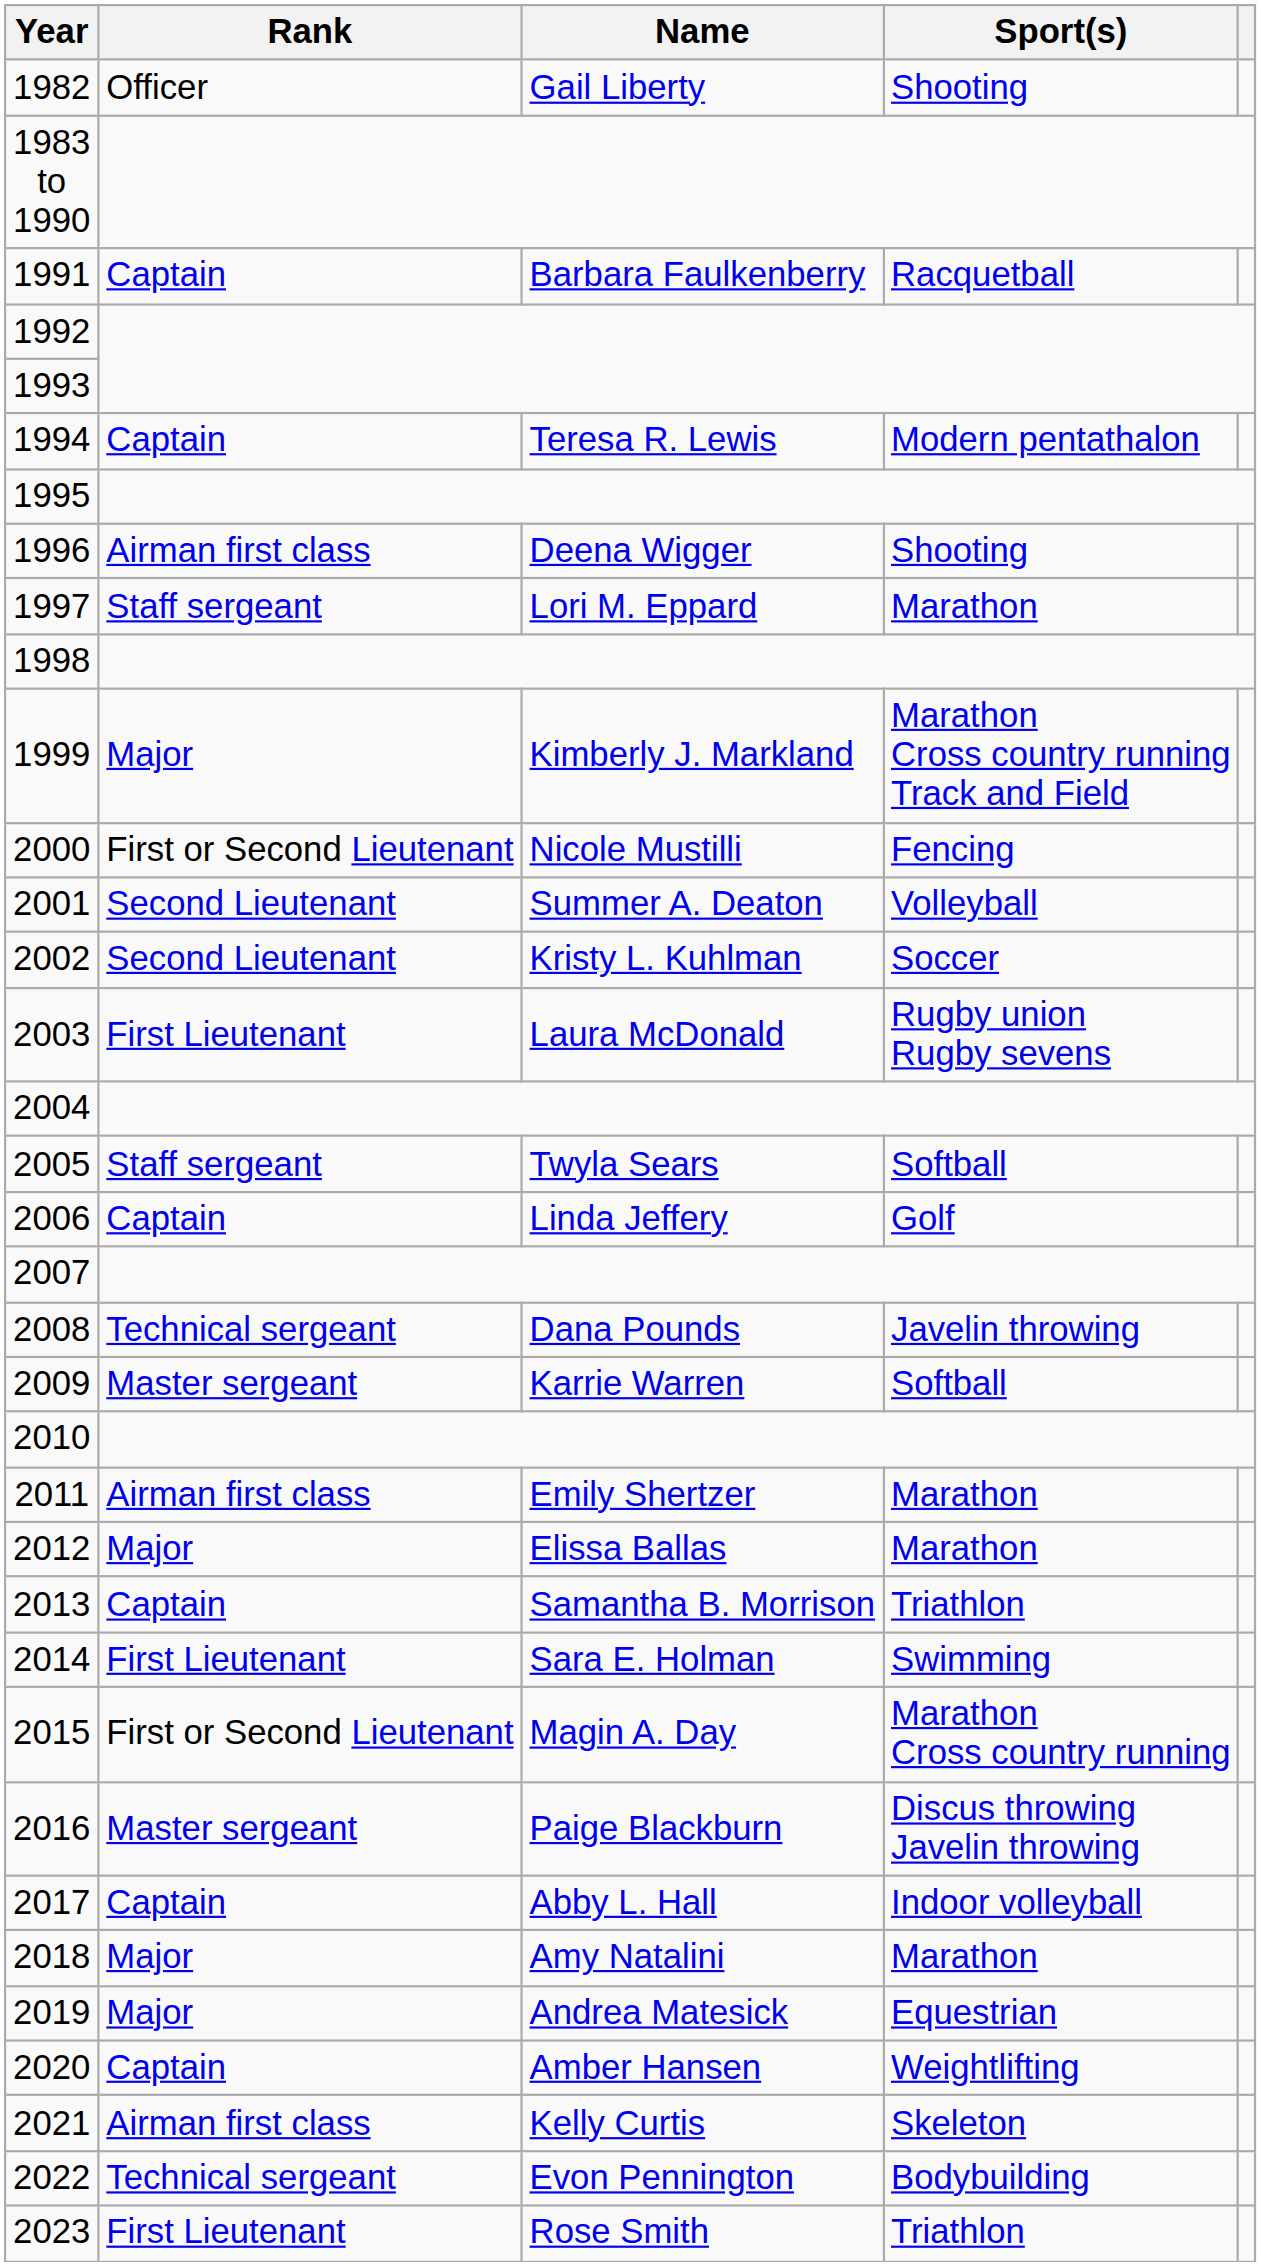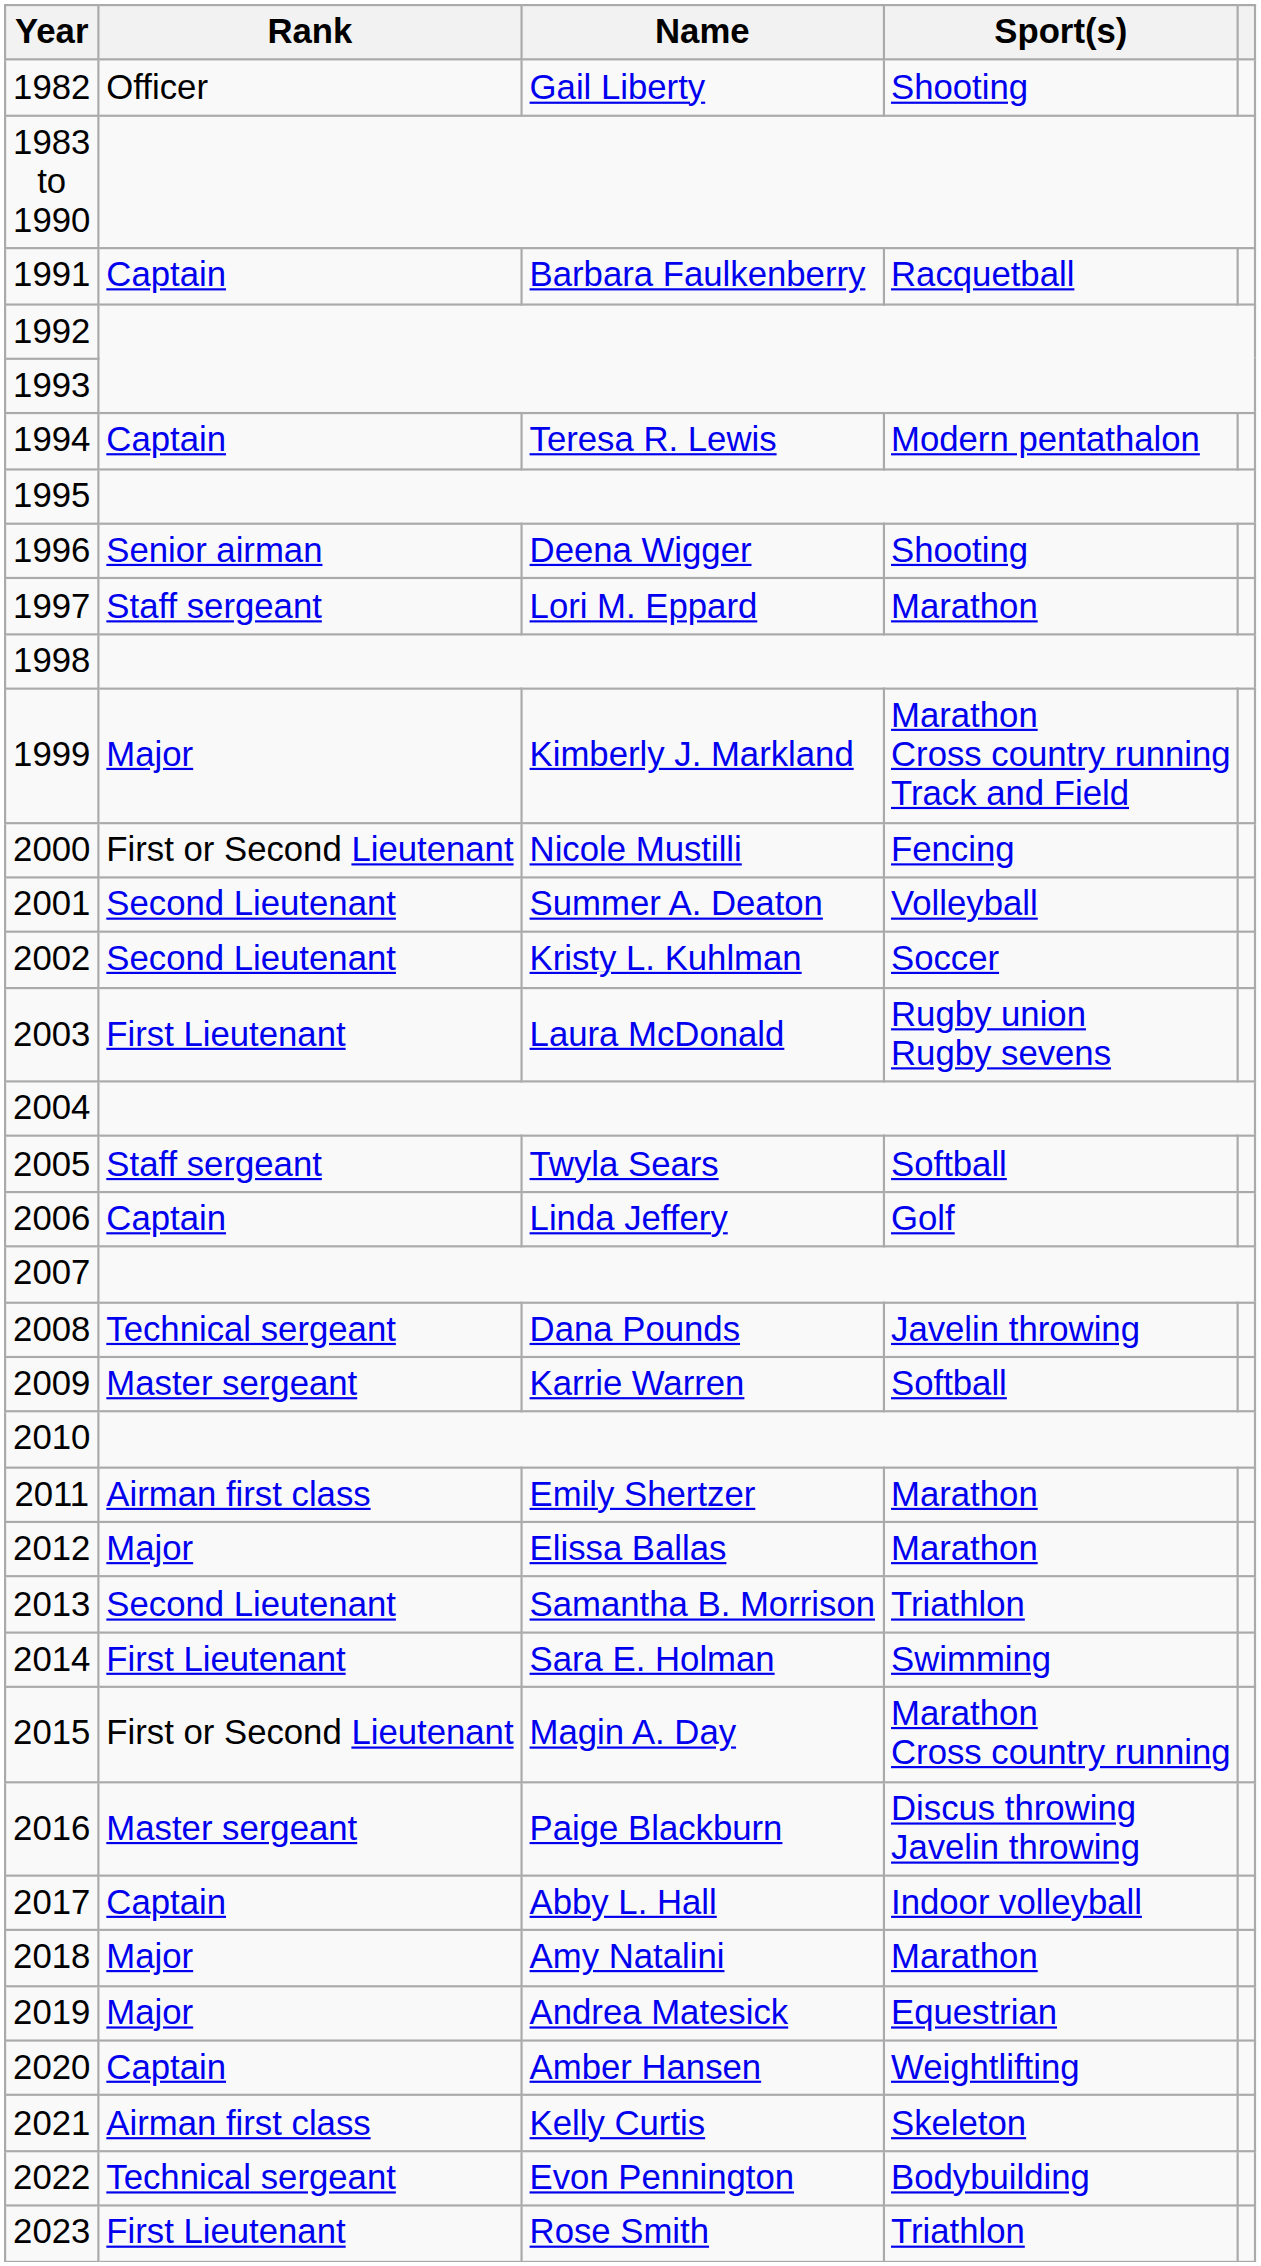(238, 550) Airman first class -> (214, 550) Senior airman
(166, 1603) Captain -> (251, 1603) Second Lieutenant
